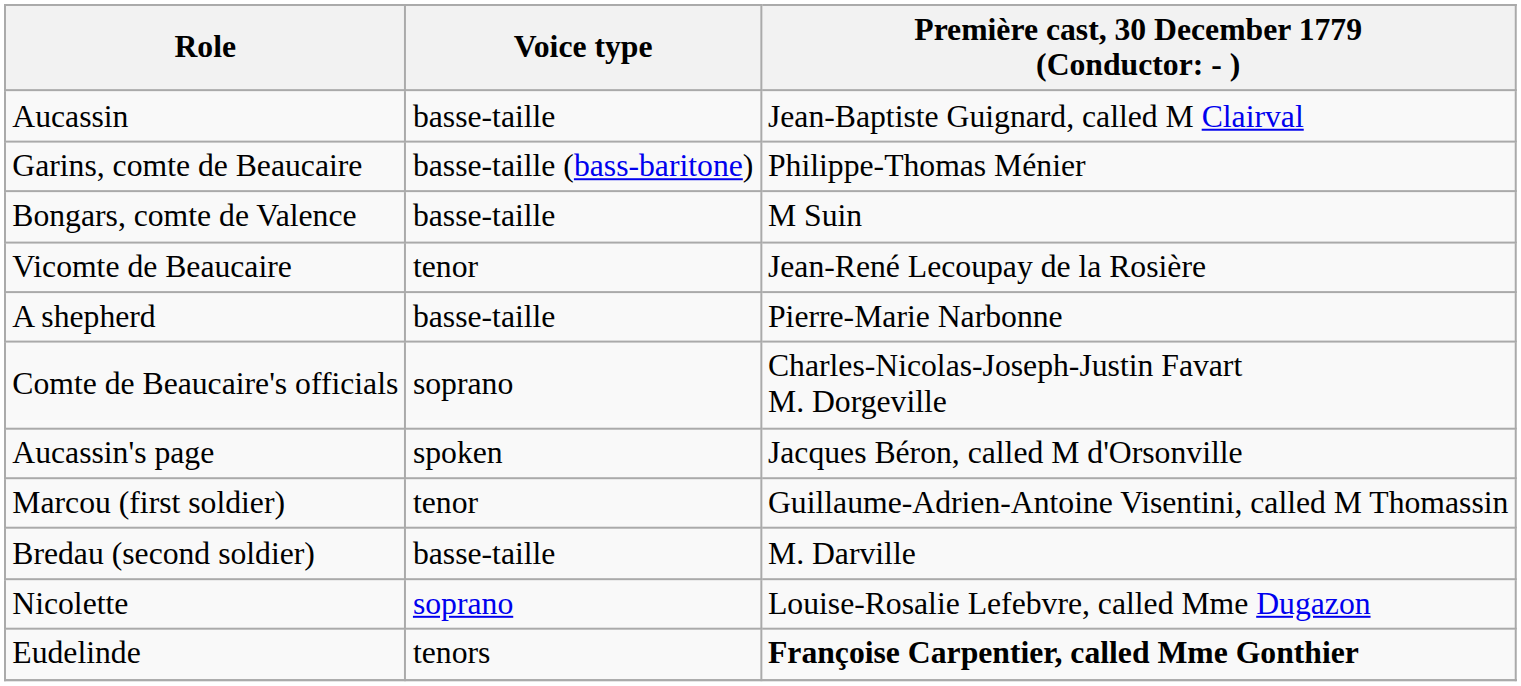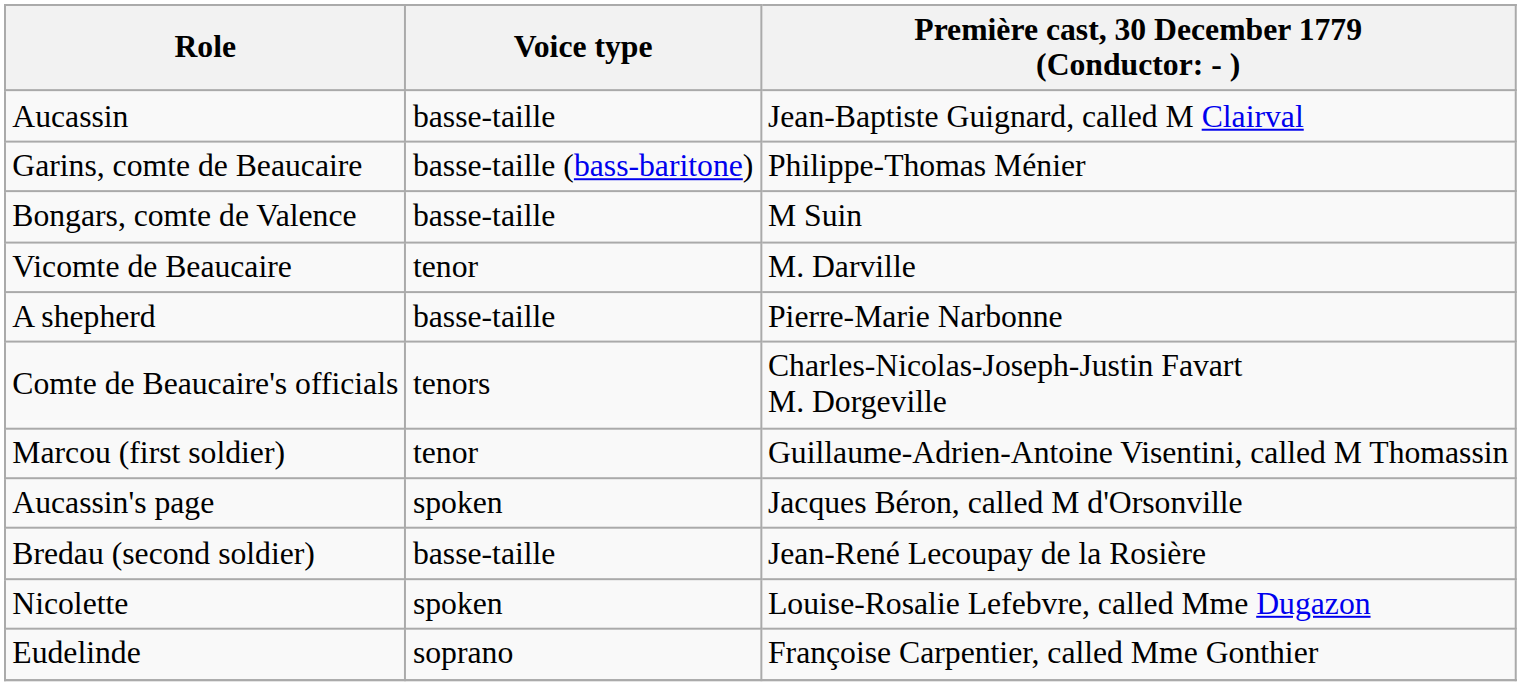(987, 266) Jean-René Lecoupay de la Rosière -> (842, 266) M. Darville
(463, 384) soprano -> (452, 384) tenors
rows swapped: (113, 452) <-> (149, 502)
(842, 553) M. Darville -> (987, 553) Jean-René Lecoupay de la Rosière
(463, 603) soprano -> (458, 603) spoken
(452, 653) tenors -> (463, 653) soprano
(1063, 653) bold -> (1043, 653) normal
